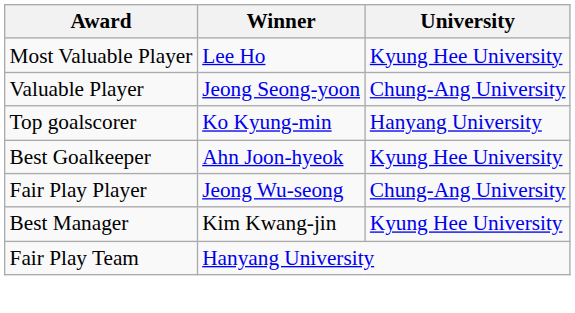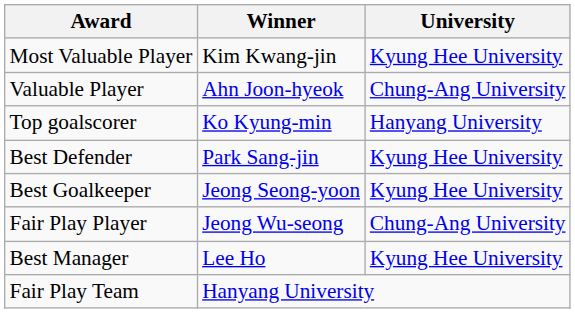(234, 55) Lee Ho -> (269, 55) Kim Kwang-jin
(281, 88) Jeong Seong-yoon -> (273, 88) Ahn Joon-hyeok
+ row: (71, 156)
(273, 156) Ahn Joon-hyeok -> (281, 190) Jeong Seong-yoon
(269, 223) Kim Kwang-jin -> (234, 257) Lee Ho
